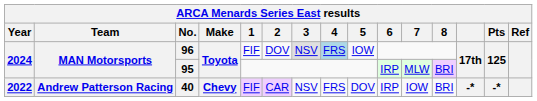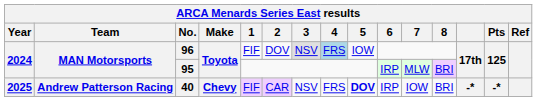(20, 87) 2022 -> (20, 87) 2025
(363, 87) normal -> (363, 87) bold
